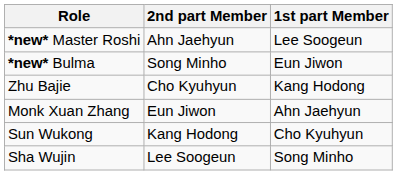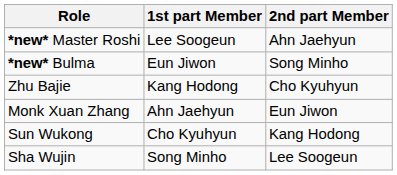columns swapped: (331, 16) <-> (207, 16)
